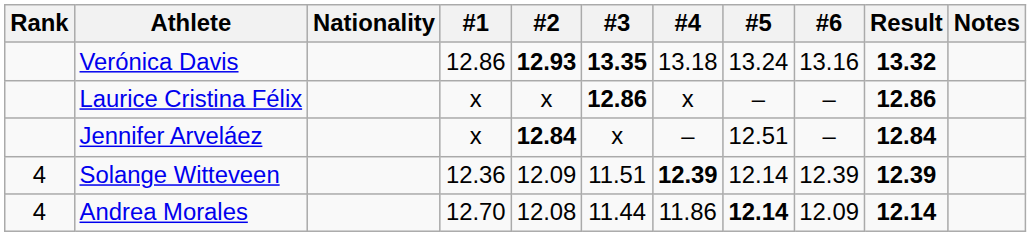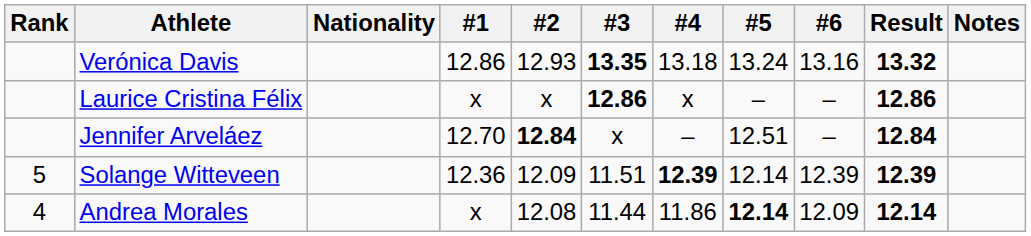(546, 61) bold -> (546, 61) normal
(476, 136) x -> (476, 136) 12.70
(39, 174) 4 -> (39, 174) 5
(476, 212) 12.70 -> (476, 212) x
